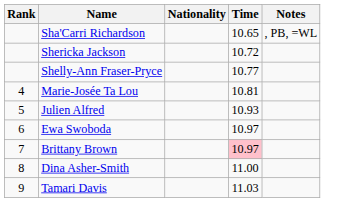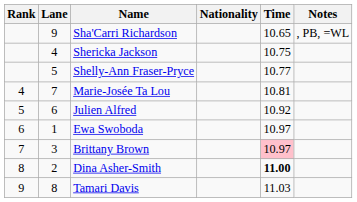+ column: (54, 14)
(245, 52) 10.72 -> (277, 52) 10.75
(245, 110) 10.93 -> (277, 110) 10.92
(245, 168) normal -> (277, 168) bold
